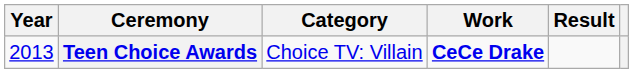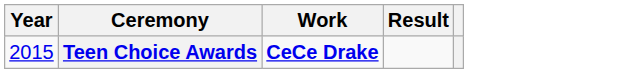- column: (344, 20)
(31, 52) 2013 -> (31, 52) 2015
